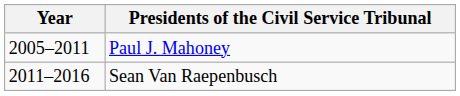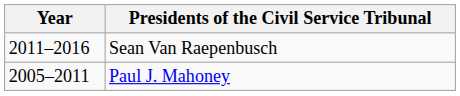rows swapped: (170, 47) <-> (193, 76)
